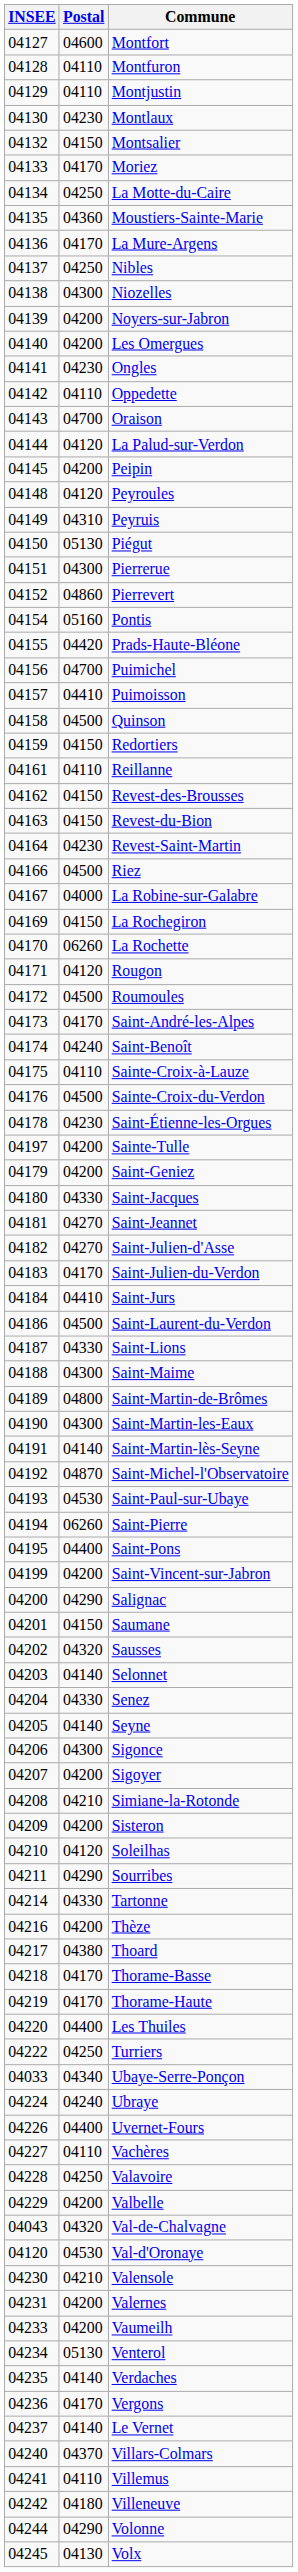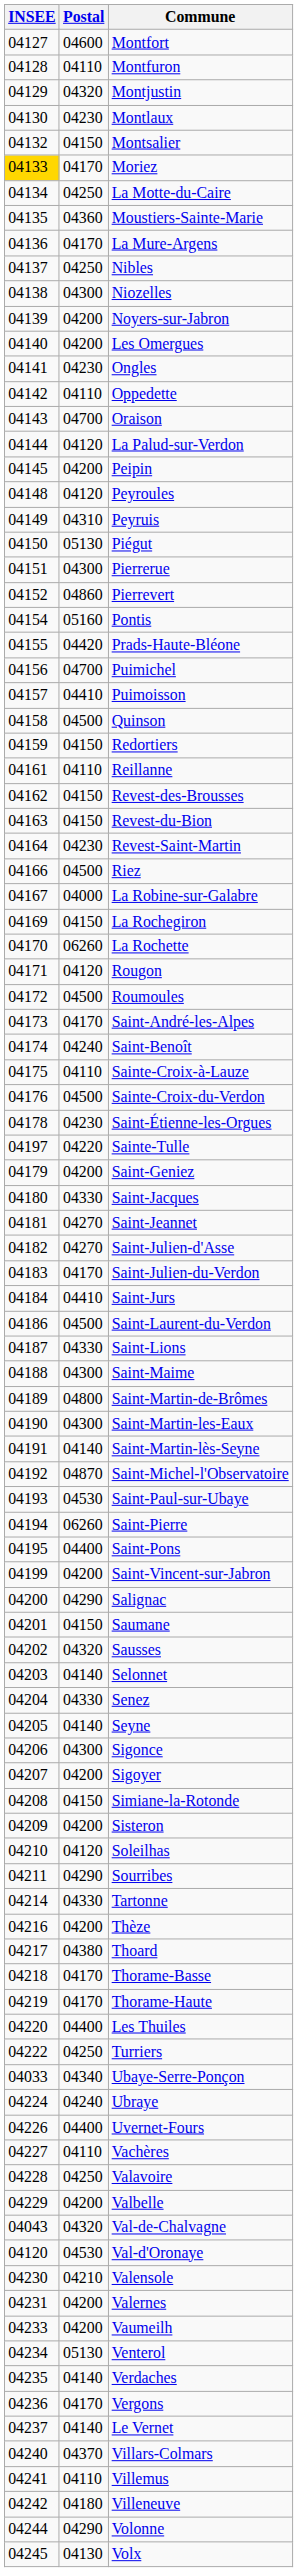(83, 92) 04110 -> (83, 92) 04320
(28, 167) no background -> (28, 167) gold background
(83, 1147) 04200 -> (83, 1147) 04220
(83, 1800) 04210 -> (83, 1800) 04150
